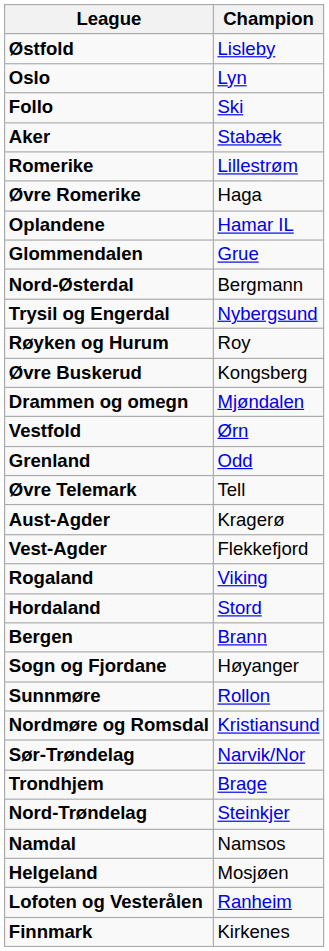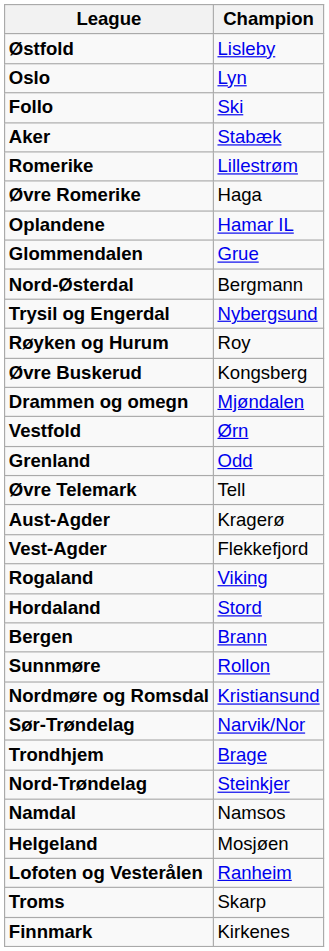- row: (88, 666)
+ row: (37, 902)
